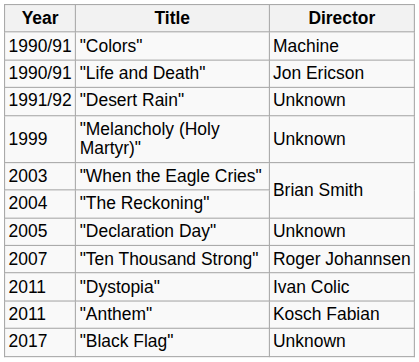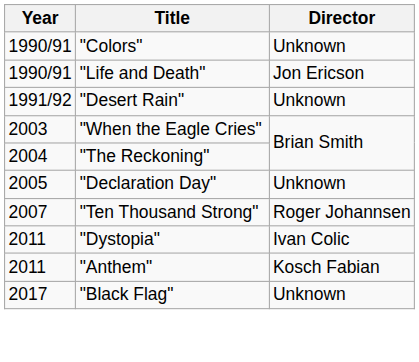(306, 45) Machine -> (309, 45) Unknown
- row: (150, 138)
